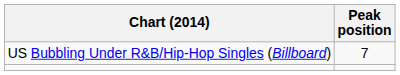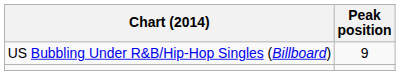(365, 53) 7 -> (365, 53) 9
